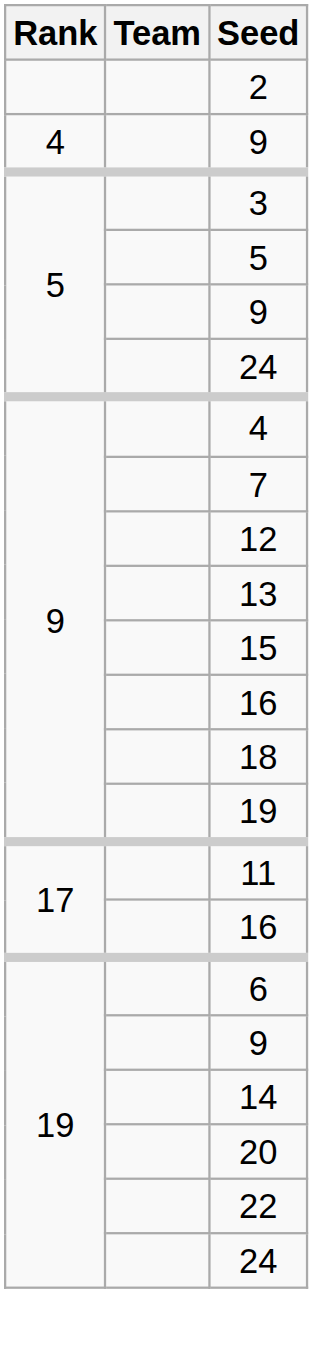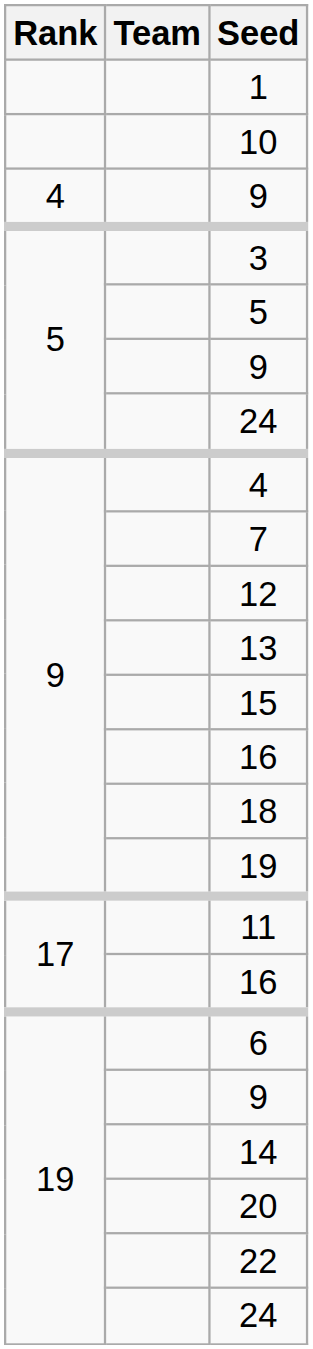+ row: (55, 87)
+ row: (55, 142)
- row: (55, 87)
